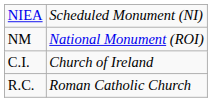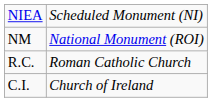rows swapped: (19, 62) <-> (21, 85)
